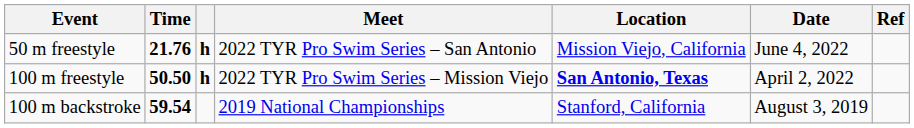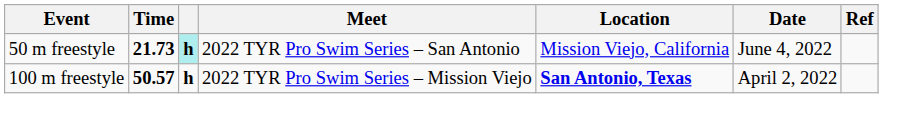(170, 48) 21.76 -> (154, 48) 21.73
(205, 48) no background -> (188, 48) paleturquoise background
(170, 78) 50.50 -> (154, 78) 50.57
- row: (75, 107)
